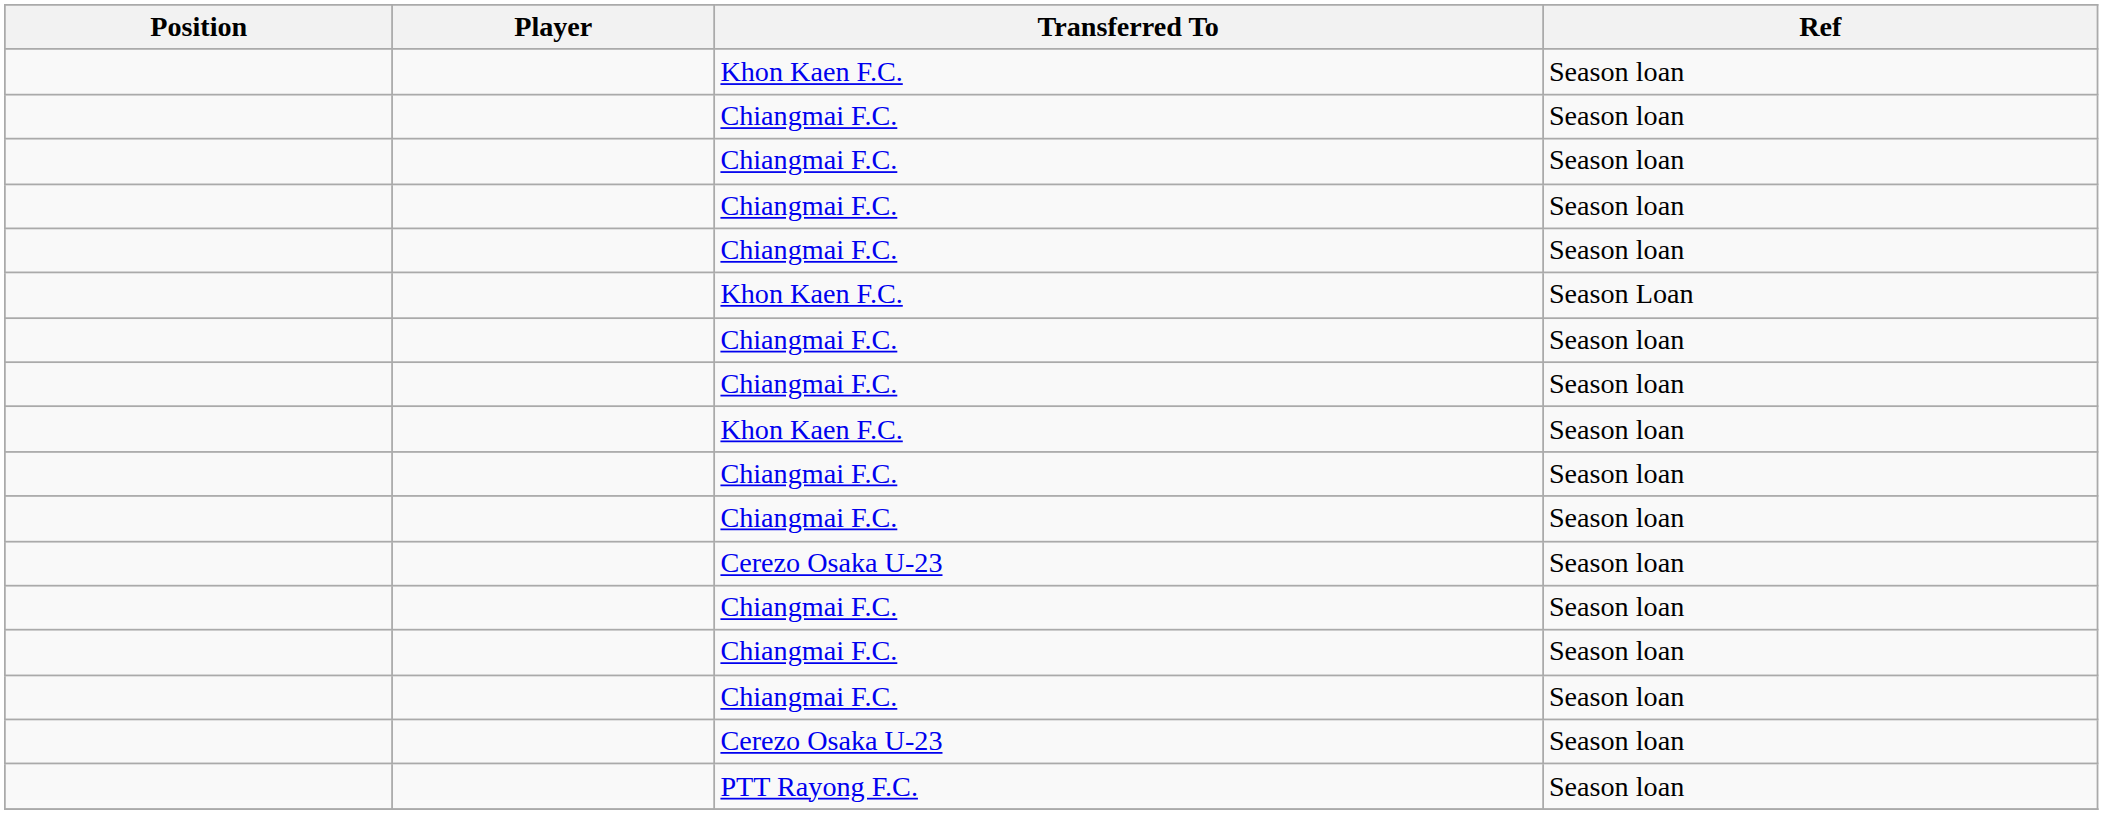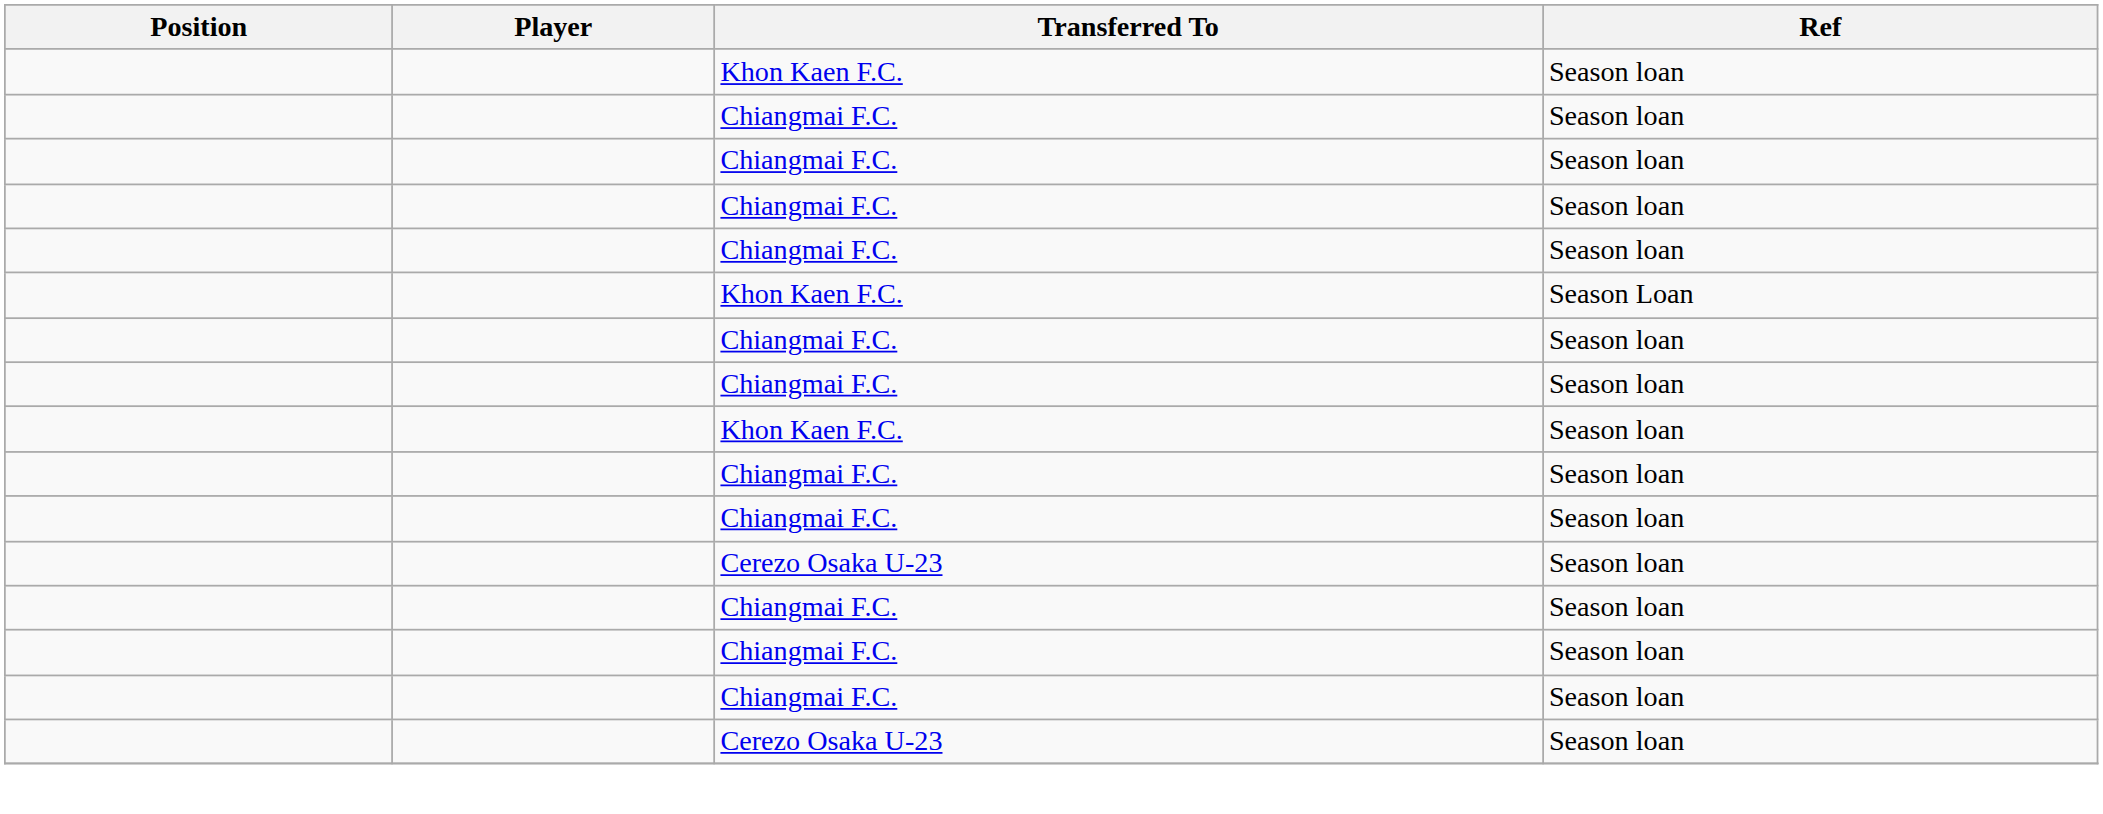- row: (819, 786)
